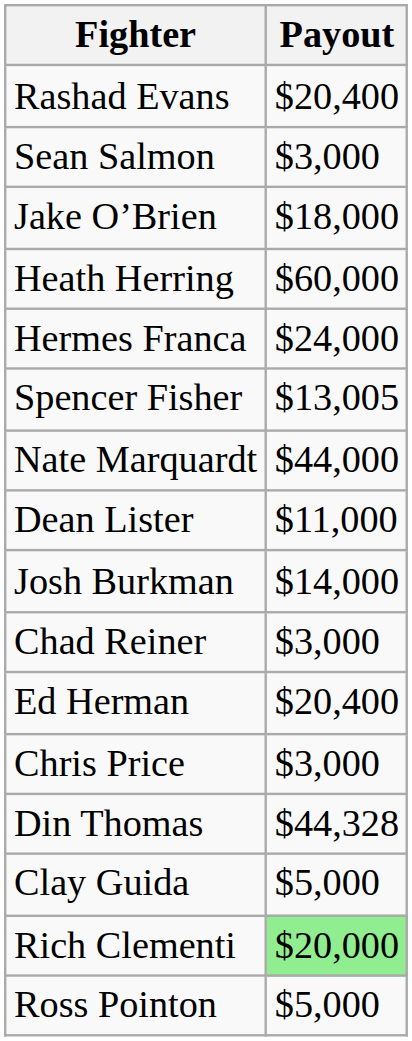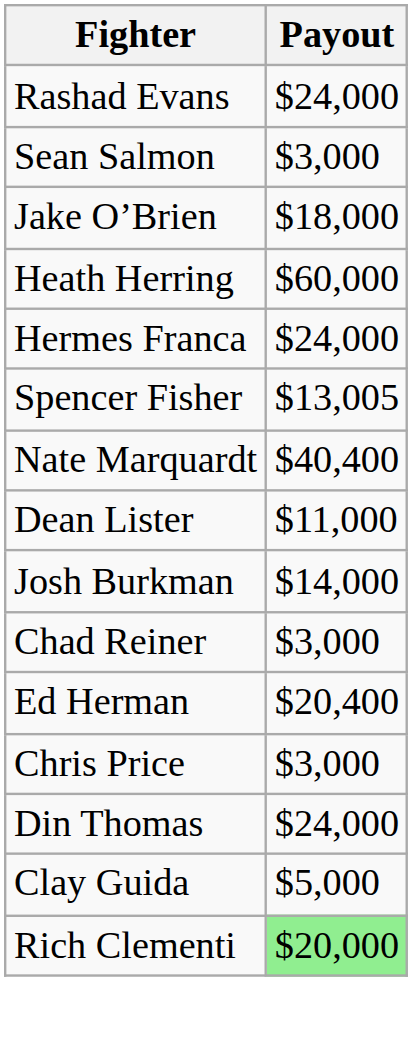(337, 95) $20,400 -> (337, 95) $24,000
(337, 459) $44,000 -> (337, 459) $40,400
(337, 823) $44,328 -> (337, 823) $24,000
- row: (115, 1005)
